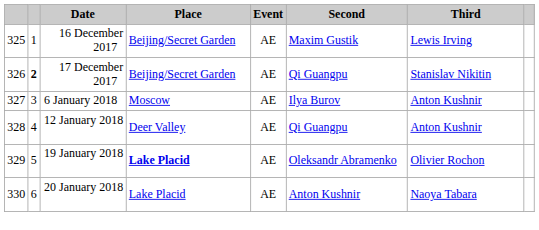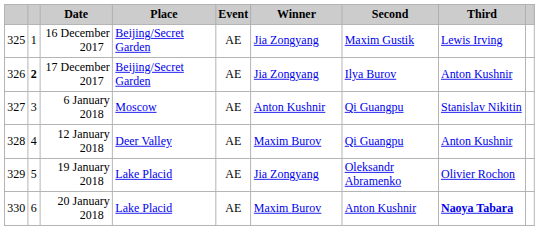+ column: (296, 14)
(318, 74) Qi Guangpu -> (370, 74) Ilya Burov
(451, 74) Stanislav Nikitin -> (477, 74) Anton Kushnir
(314, 100) Ilya Burov -> (374, 107) Qi Guangpu
(446, 100) Anton Kushnir -> (481, 107) Stanislav Nikitin
(159, 160) bold -> (144, 174) normal
(444, 194) normal -> (477, 208) bold
